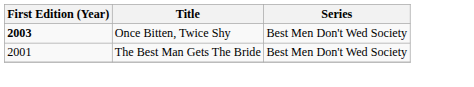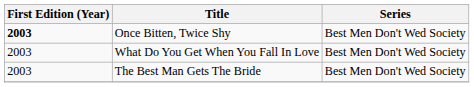+ row: (217, 52)
(19, 52) 2001 -> (19, 71) 2003
